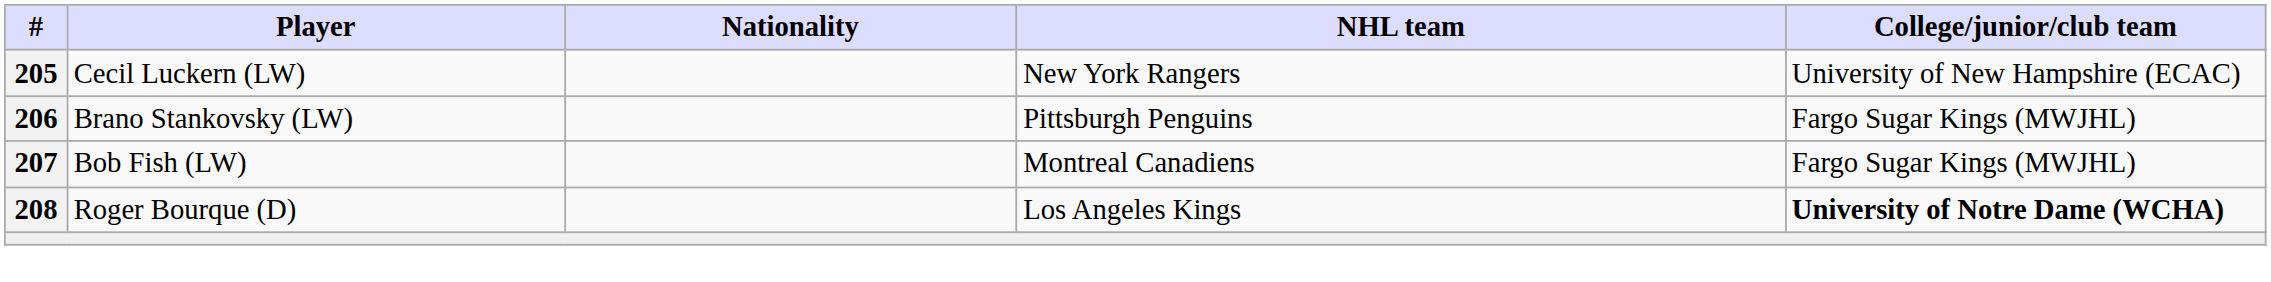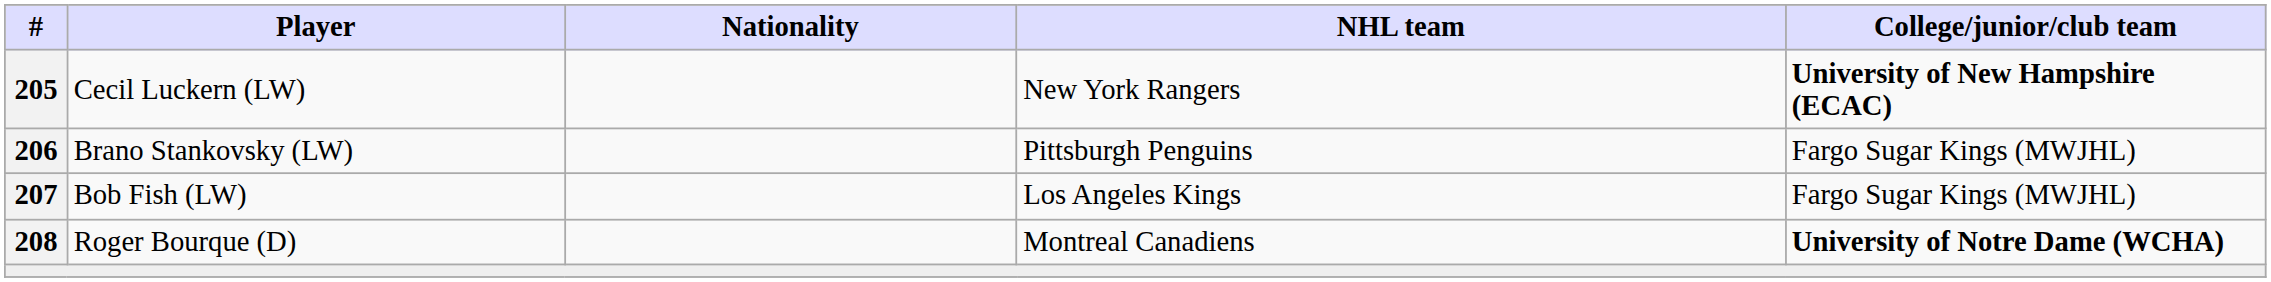(2016, 72) normal -> (1973, 88) bold
(1139, 163) Montreal Canadiens -> (1132, 195) Los Angeles Kings
(1132, 208) Los Angeles Kings -> (1139, 241) Montreal Canadiens
